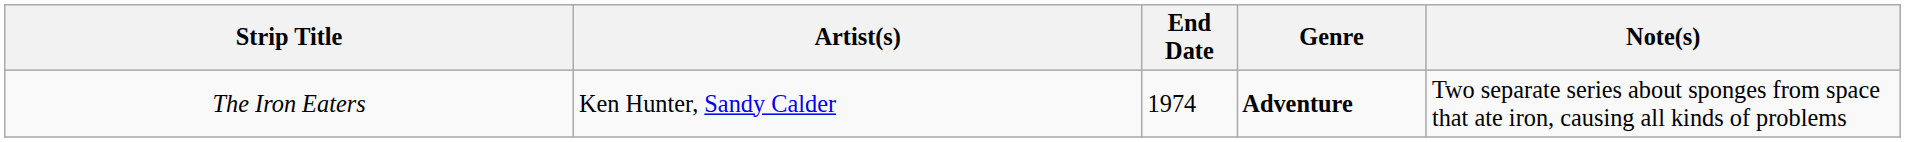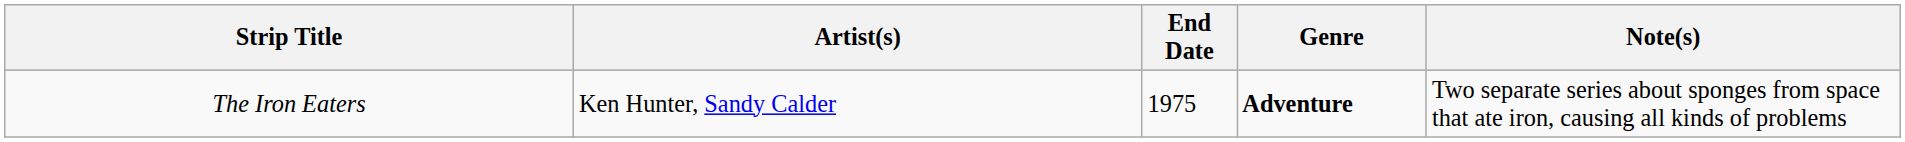(1172, 103) 1974 -> (1172, 103) 1975
